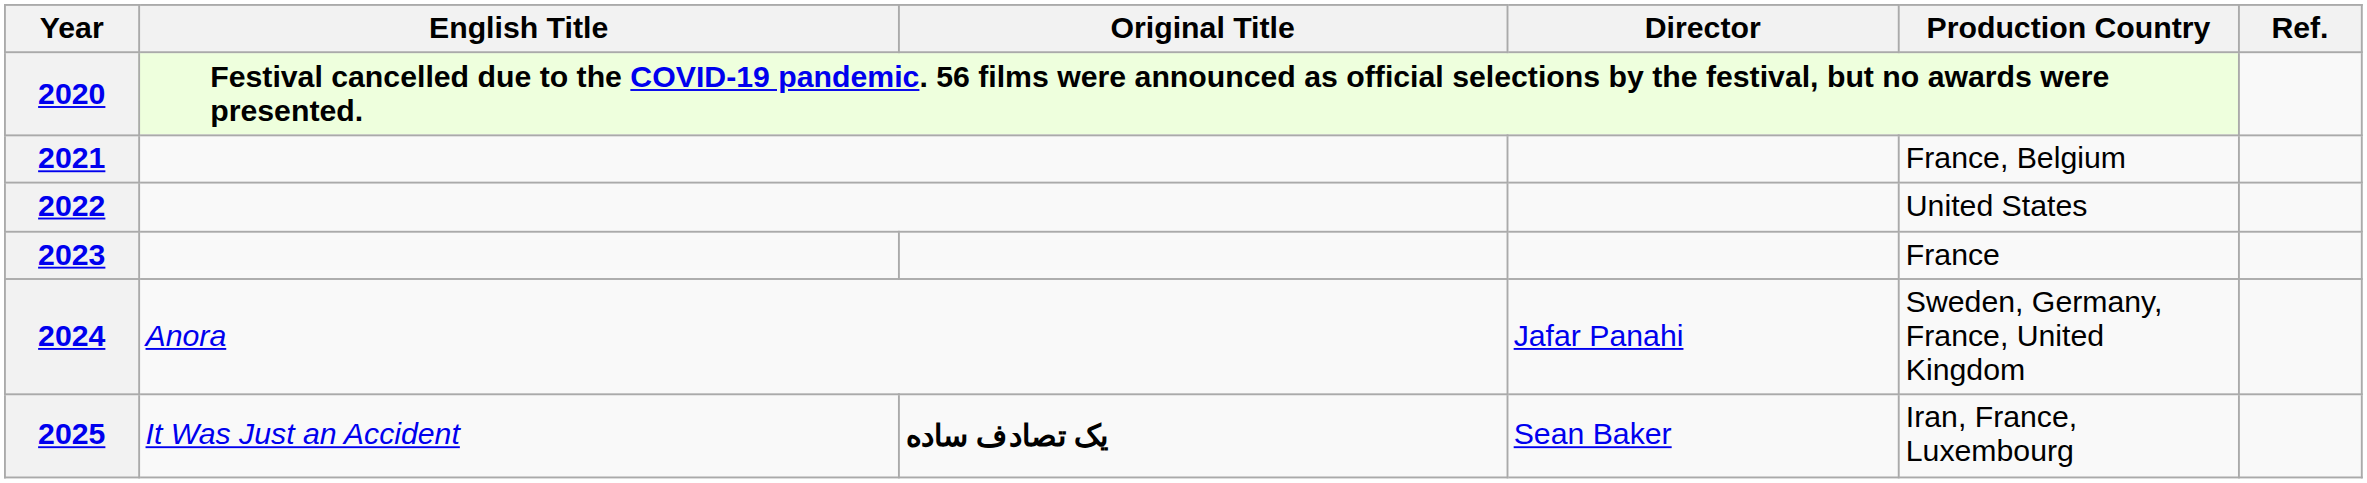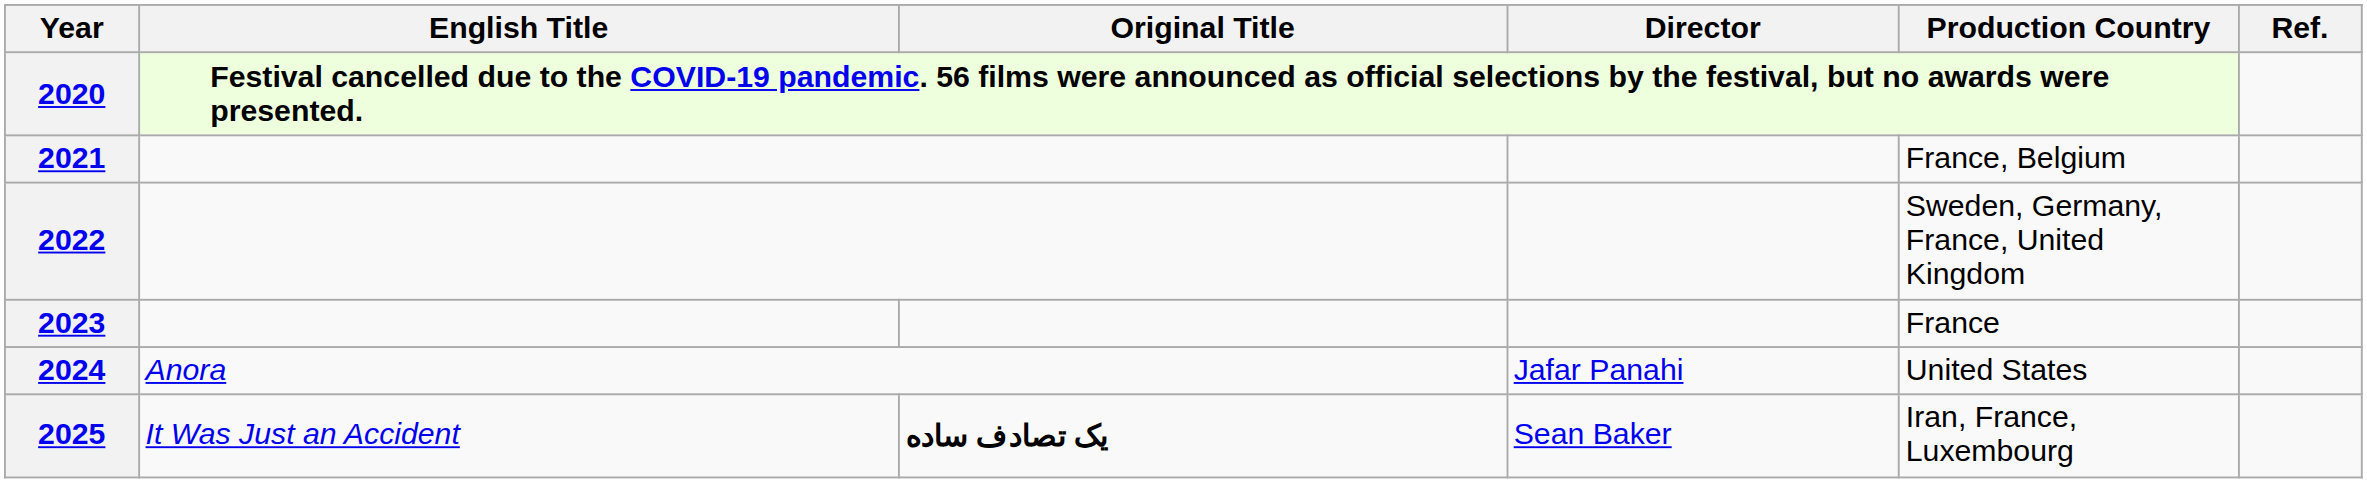(1997, 206) United States -> (2034, 240) Sweden, Germany, France, United Kingdom
(2034, 336) Sweden, Germany, France, United Kingdom -> (1997, 370) United States
